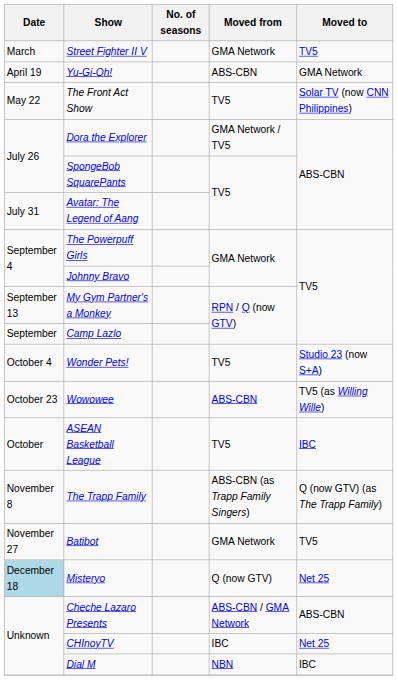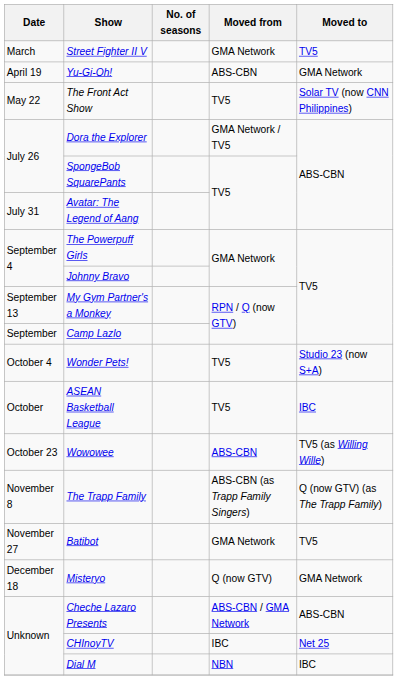rows swapped: (90, 399) <-> (90, 444)
(30, 578) lightblue background -> (30, 578) no background
(314, 578) Net 25 -> (331, 578) GMA Network
